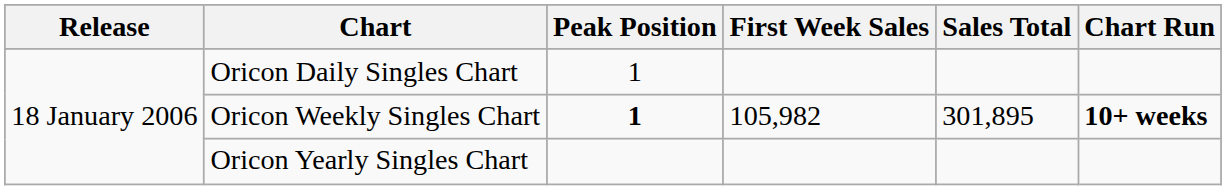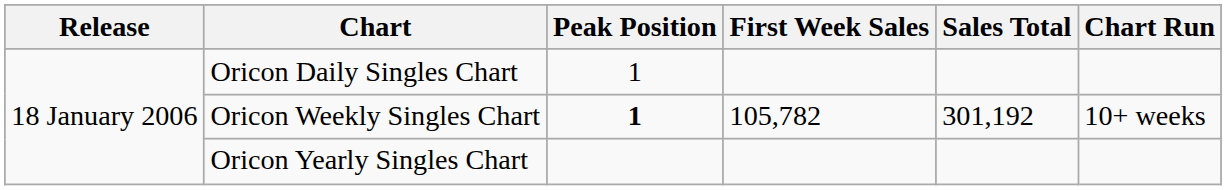(775, 116) 105,982 -> (775, 116) 105,782
(988, 116) 301,895 -> (988, 116) 301,192
(1146, 116) bold -> (1145, 116) normal
